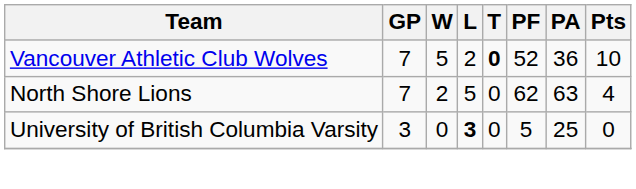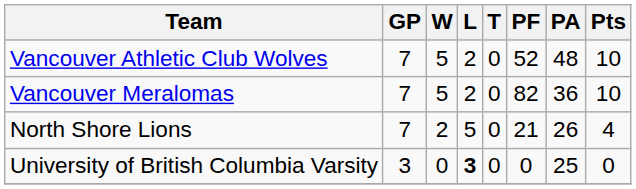(494, 58) bold -> (494, 58) normal
(566, 58) 36 -> (566, 58) 48
+ row: (122, 93)
(526, 93) 62 -> (526, 129) 21
(566, 93) 63 -> (566, 129) 26
(526, 129) 5 -> (526, 165) 0
